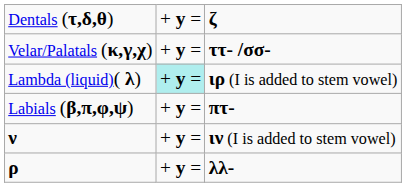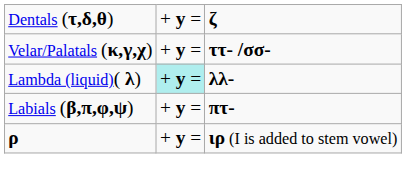(303, 78) ιρ (I is added to stem vowel) -> (221, 78) λλ-
- row: (13, 138)
(221, 167) λλ- -> (303, 138) ιρ (I is added to stem vowel)
